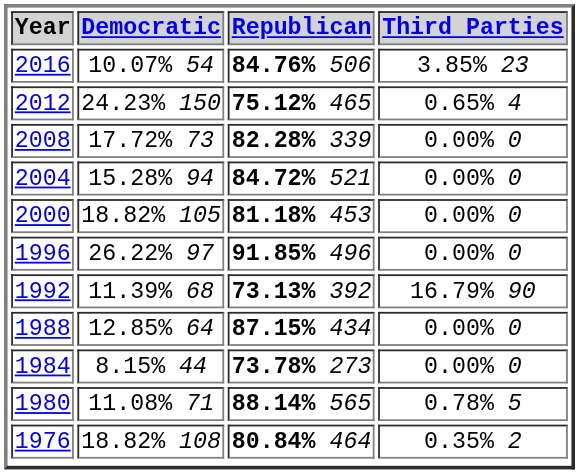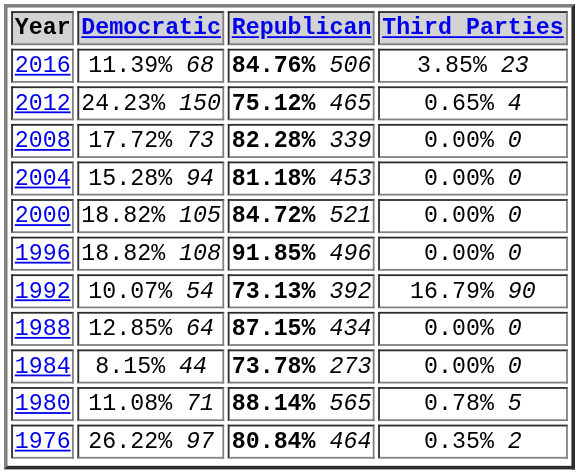(151, 66) 10.07% 54 -> (151, 66) 11.39% 68
(302, 179) 84.72% 521 -> (302, 179) 81.18% 453
(302, 216) 81.18% 453 -> (302, 216) 84.72% 521
(151, 254) 26.22% 97 -> (151, 254) 18.82% 108
(151, 291) 11.39% 68 -> (151, 291) 10.07% 54
(151, 442) 18.82% 108 -> (151, 442) 26.22% 97
